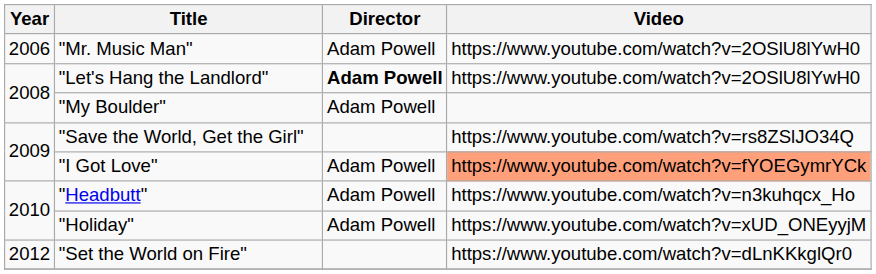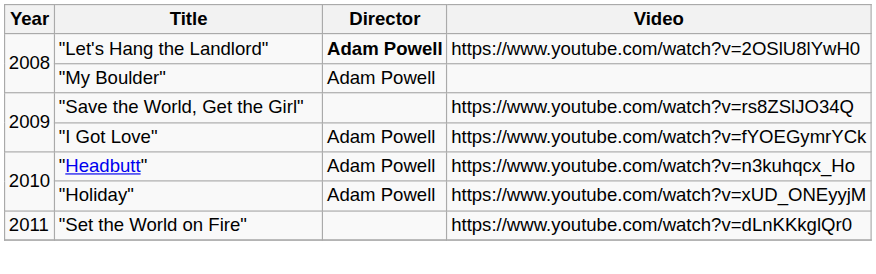- row: (126, 48)
(659, 166) lightsalmon background -> (659, 136) no background
(30, 254) 2012 -> (29, 225) 2011
